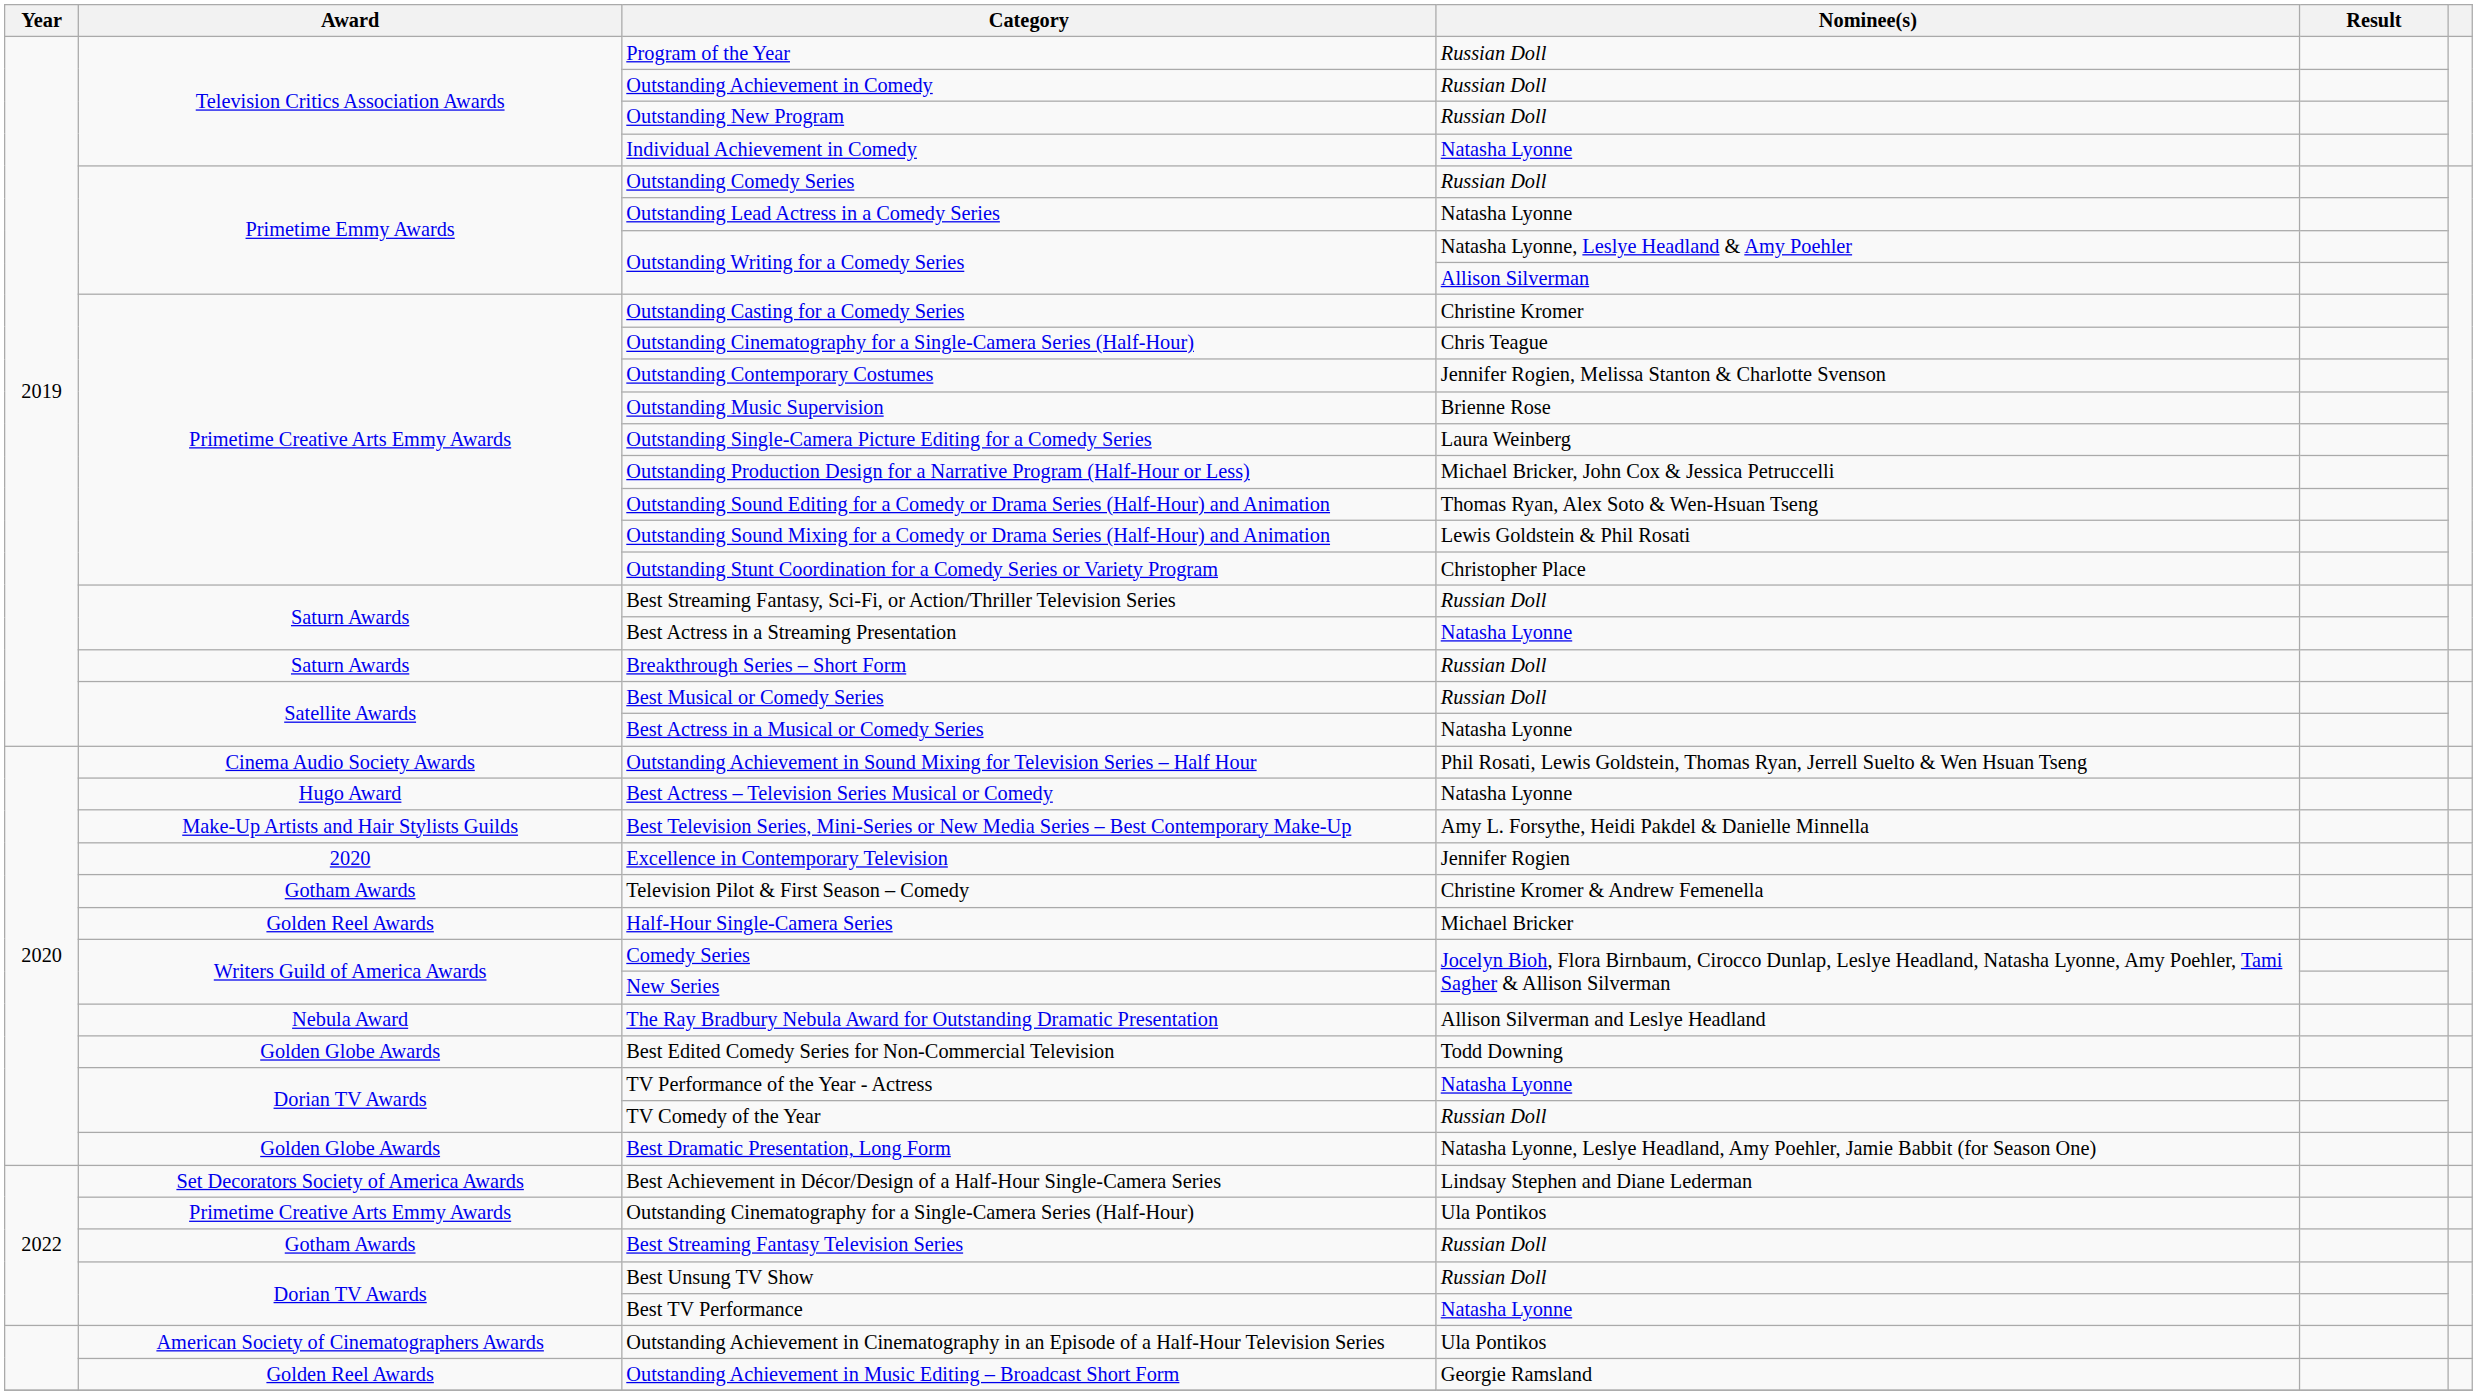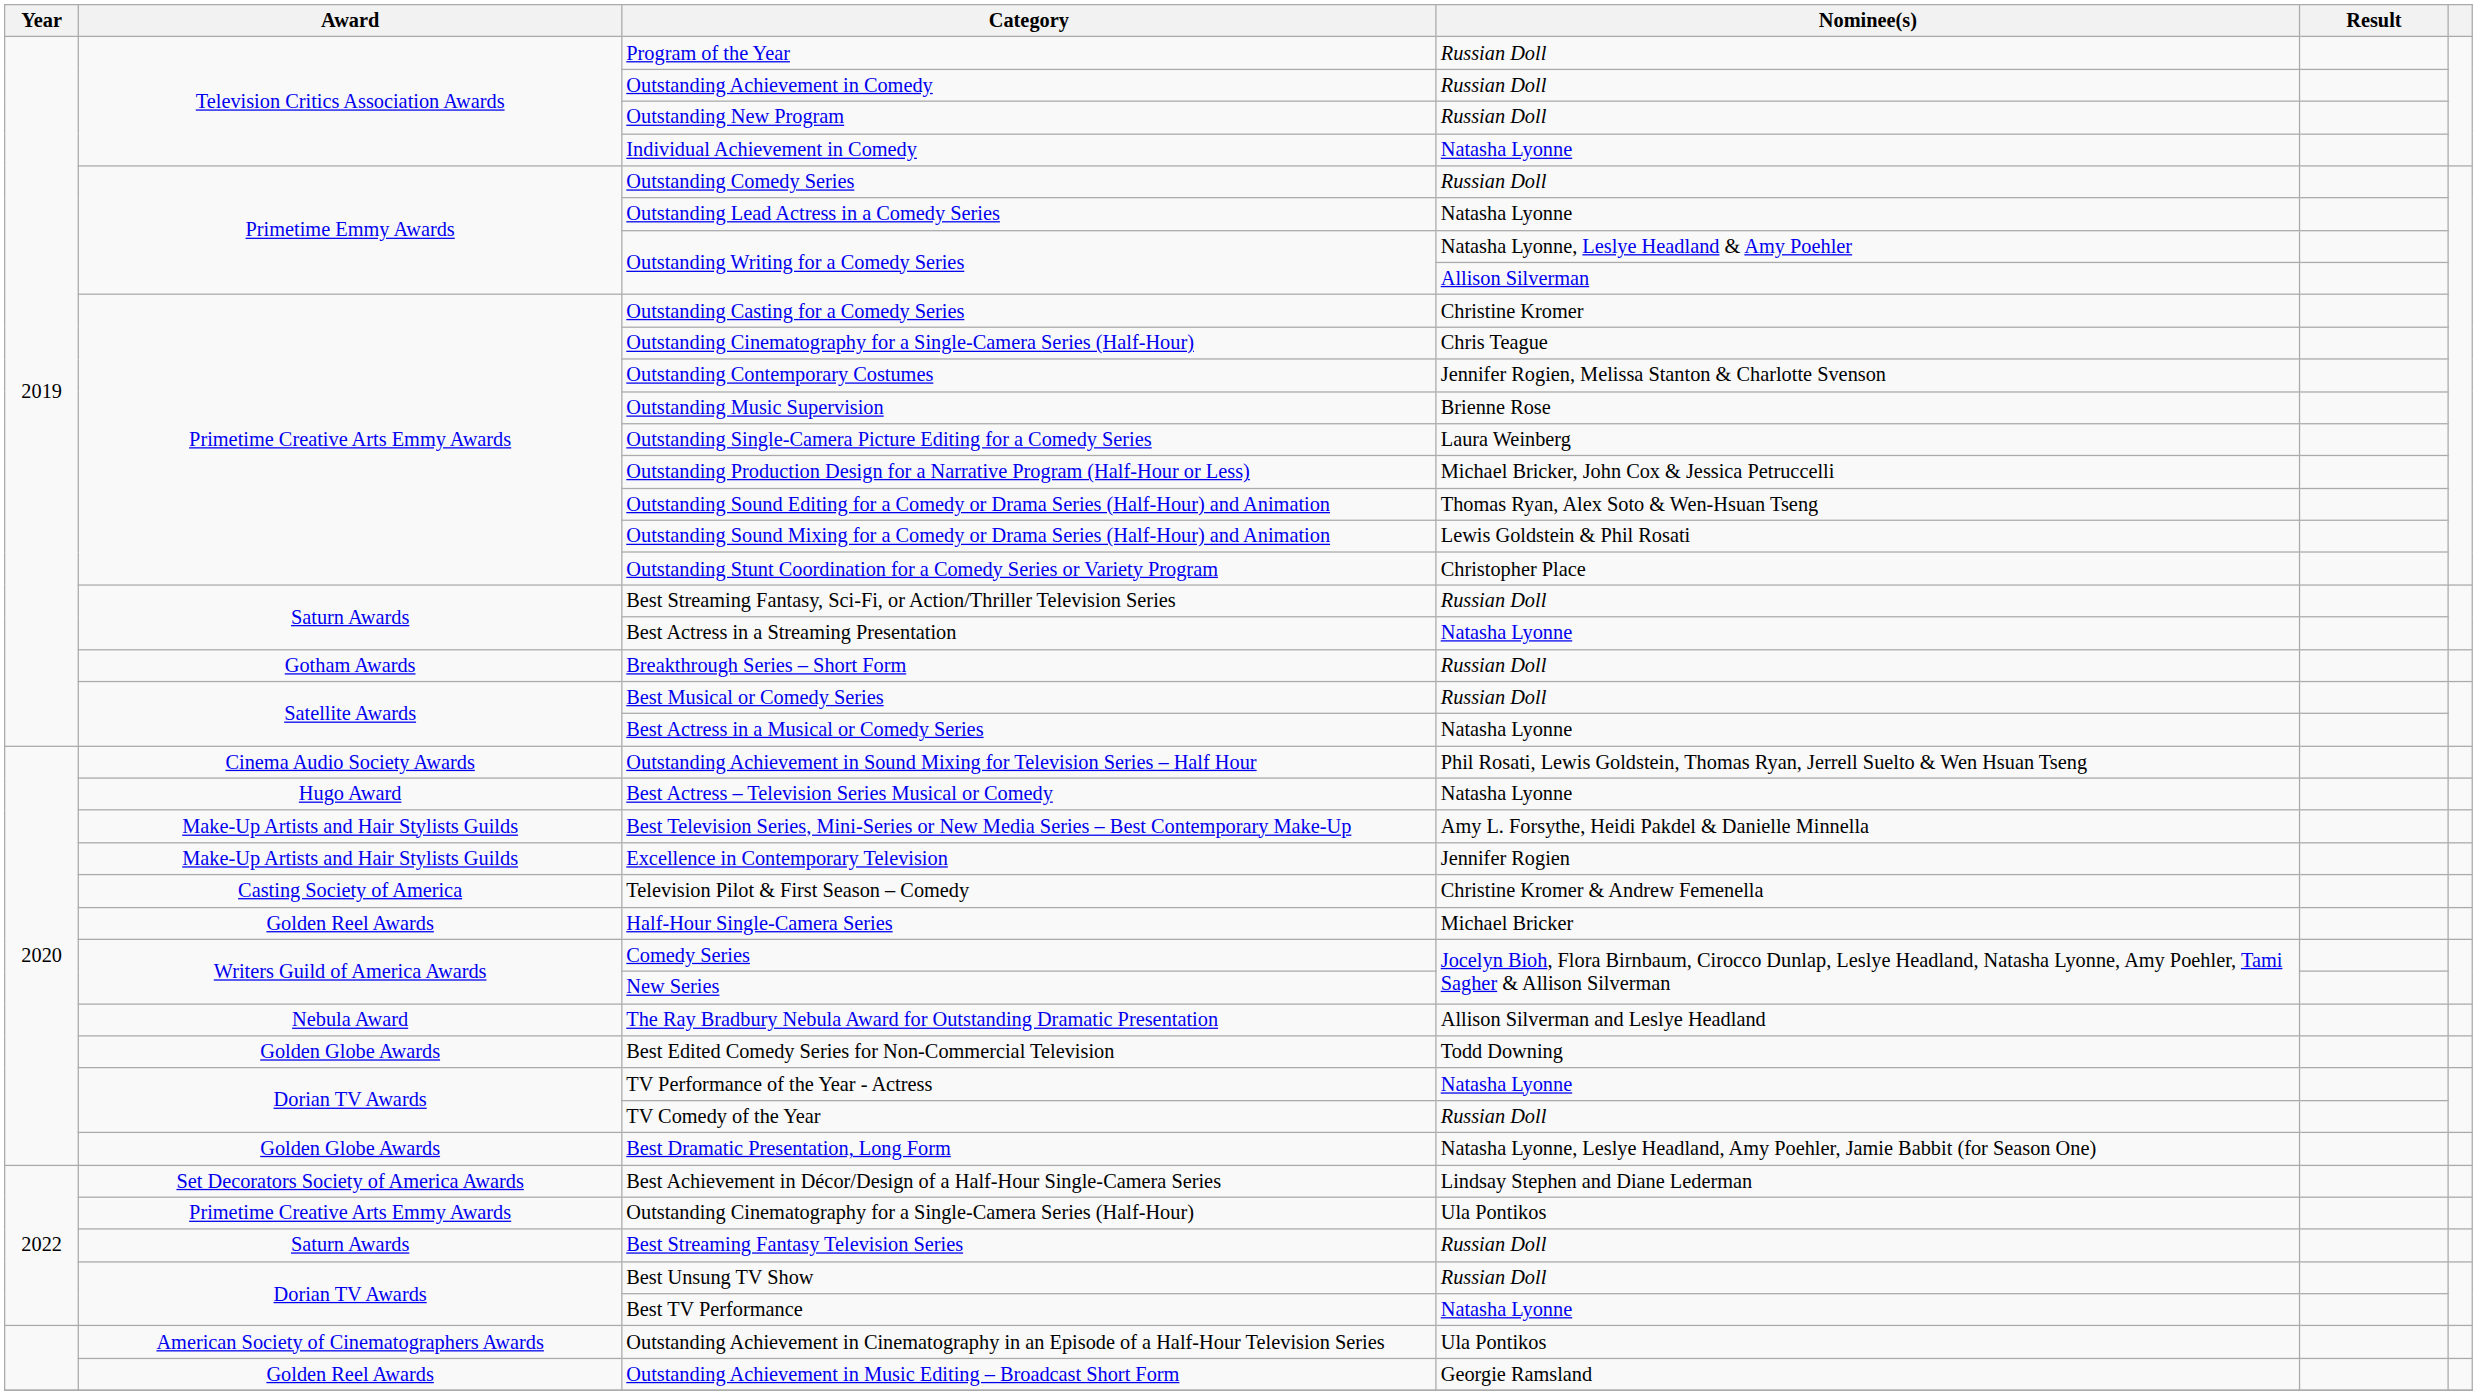(350, 665) Saturn Awards -> (350, 665) Gotham Awards
(350, 858) 2020 -> (350, 858) Make-Up Artists and Hair Stylists Guilds
(350, 890) Gotham Awards -> (350, 890) Casting Society of America
(350, 1245) Gotham Awards -> (350, 1245) Saturn Awards
